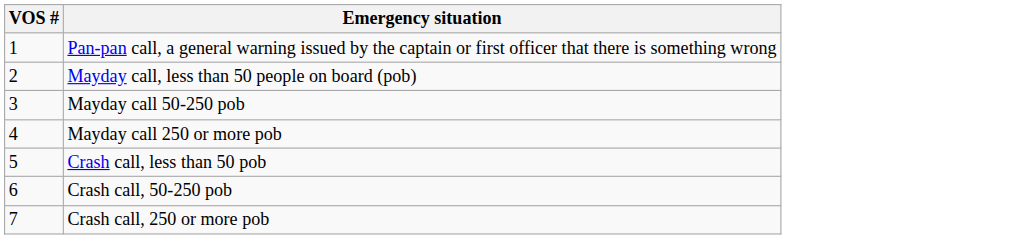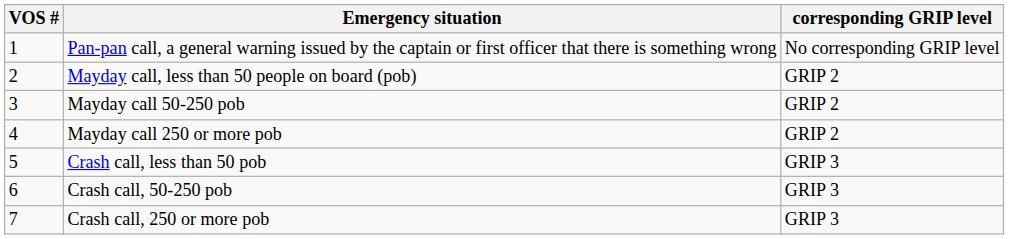+ column: (892, 18)
